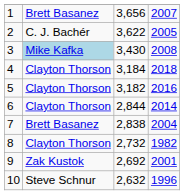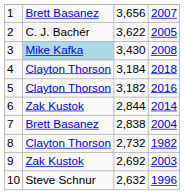(68, 106) Clayton Thorson -> (55, 106) Zak Kustok
(164, 161) 2001 -> (164, 161) 2003
